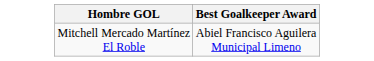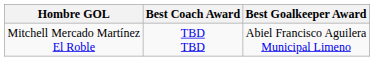+ column: (193, 14)
